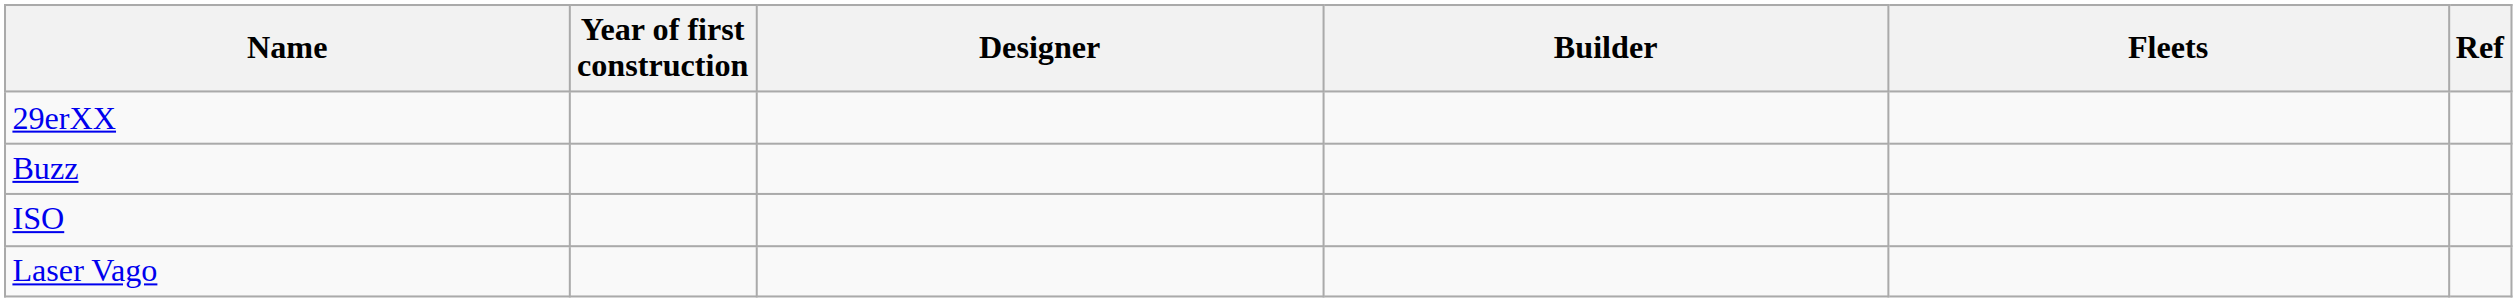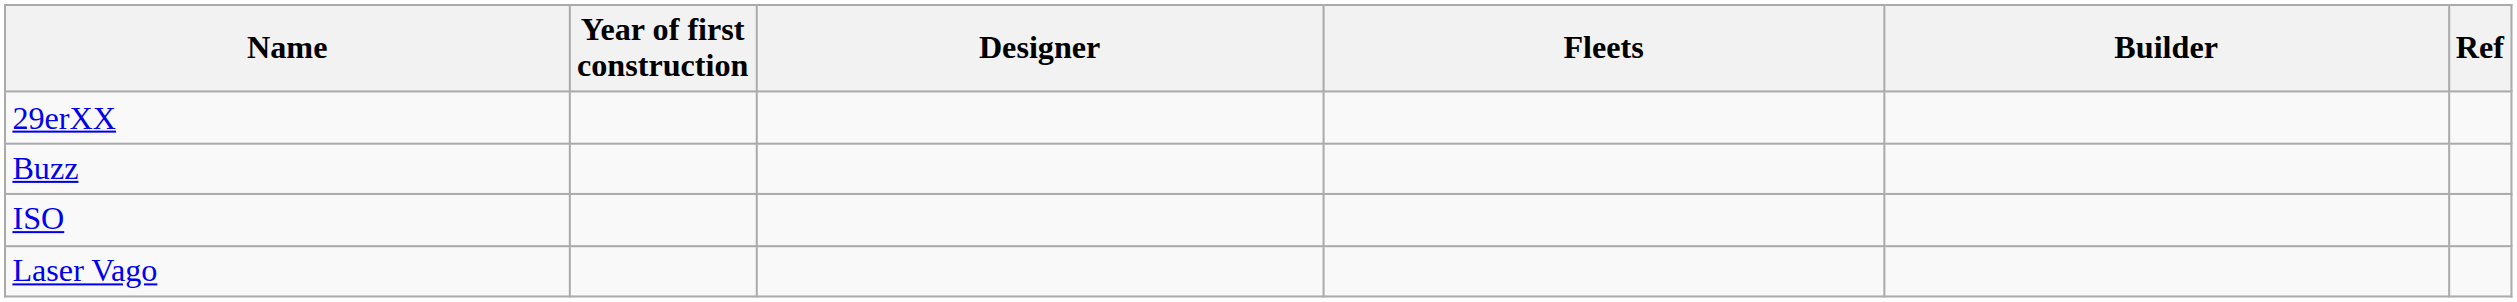columns swapped: (1606, 48) <-> (2168, 48)
